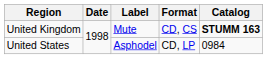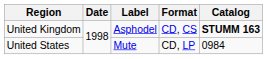(125, 29) Mute -> (135, 29) Asphodel
(135, 45) Asphodel -> (125, 45) Mute
